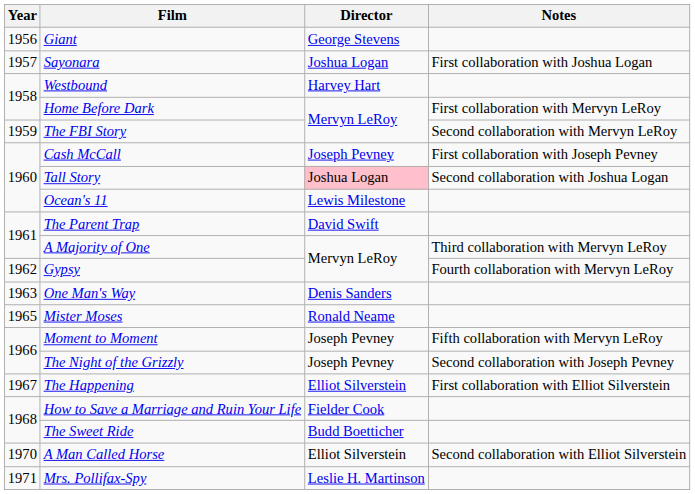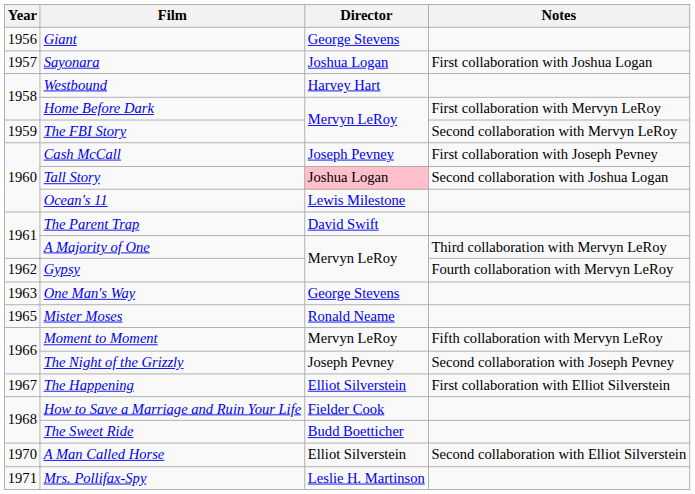(350, 293) Denis Sanders -> (354, 293) George Stevens
(351, 339) Joseph Pevney -> (353, 339) Mervyn LeRoy
